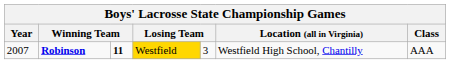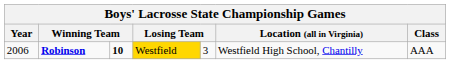(18, 50) 2007 -> (18, 50) 2006
(118, 50) 11 -> (118, 50) 10
